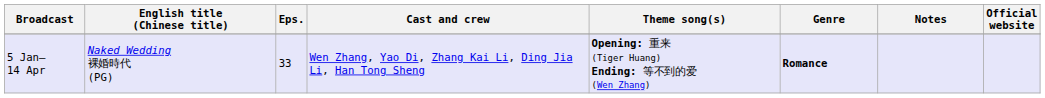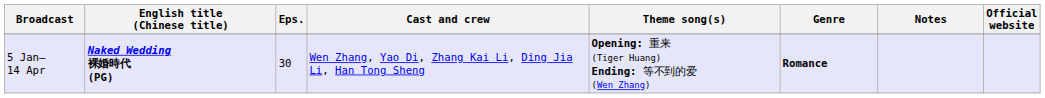(129, 64) normal -> (129, 64) bold
(285, 64) 33 -> (285, 64) 30
